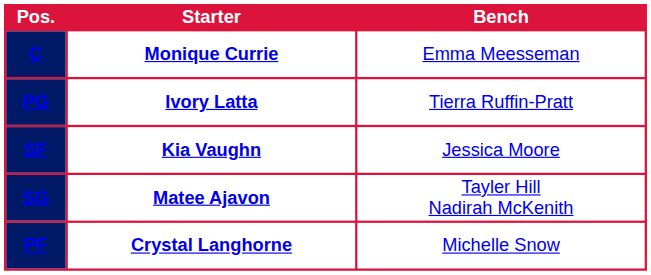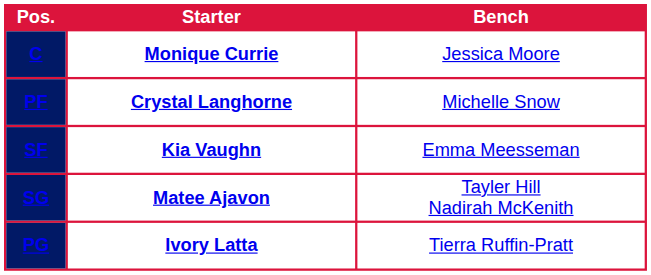(501, 54) Emma Meesseman -> (501, 54) Jessica Moore
rows swapped: (36, 245) <-> (36, 101)
(501, 149) Jessica Moore -> (501, 149) Emma Meesseman
